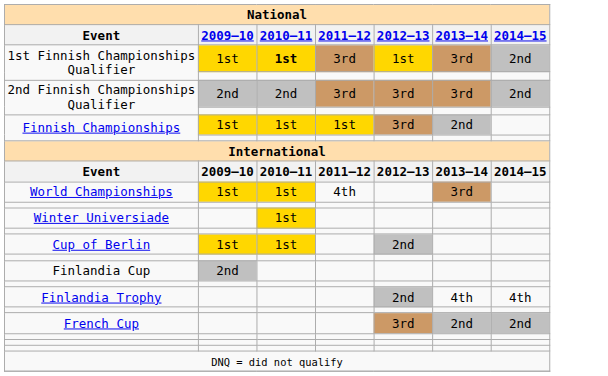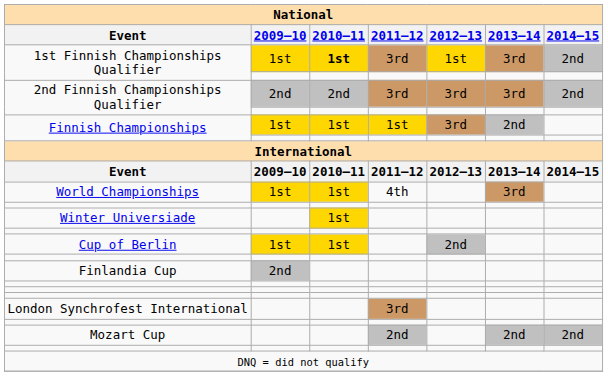- row: (101, 297)
- row: (101, 323)
+ row: (128, 309)
+ row: (128, 335)
